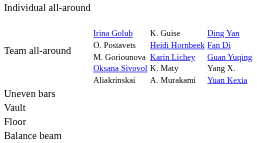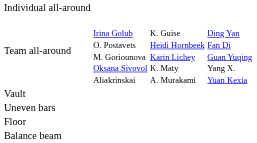rows swapped: (30, 93) <-> (15, 107)
